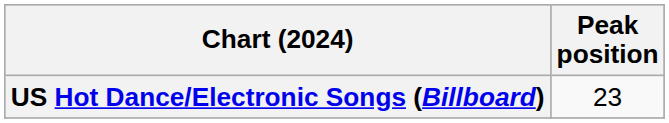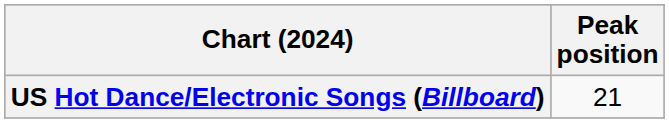(608, 96) 23 -> (608, 96) 21
